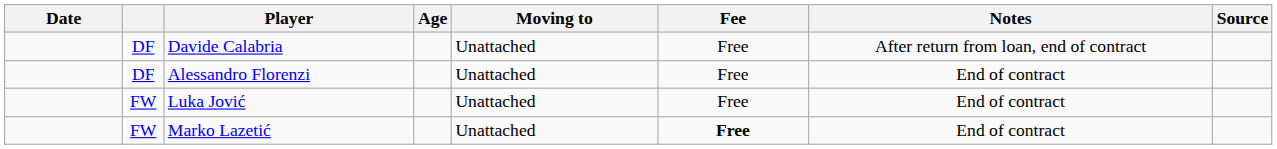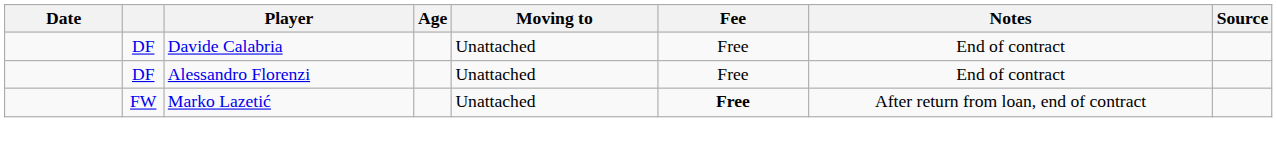(1011, 46) After return from loan, end of contract -> (1011, 46) End of contract
- row: (207, 102)
(1011, 130) End of contract -> (1011, 102) After return from loan, end of contract
